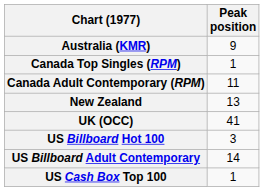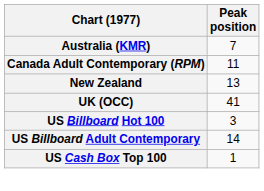(233, 45) 9 -> (233, 45) 7
- row: (106, 64)
